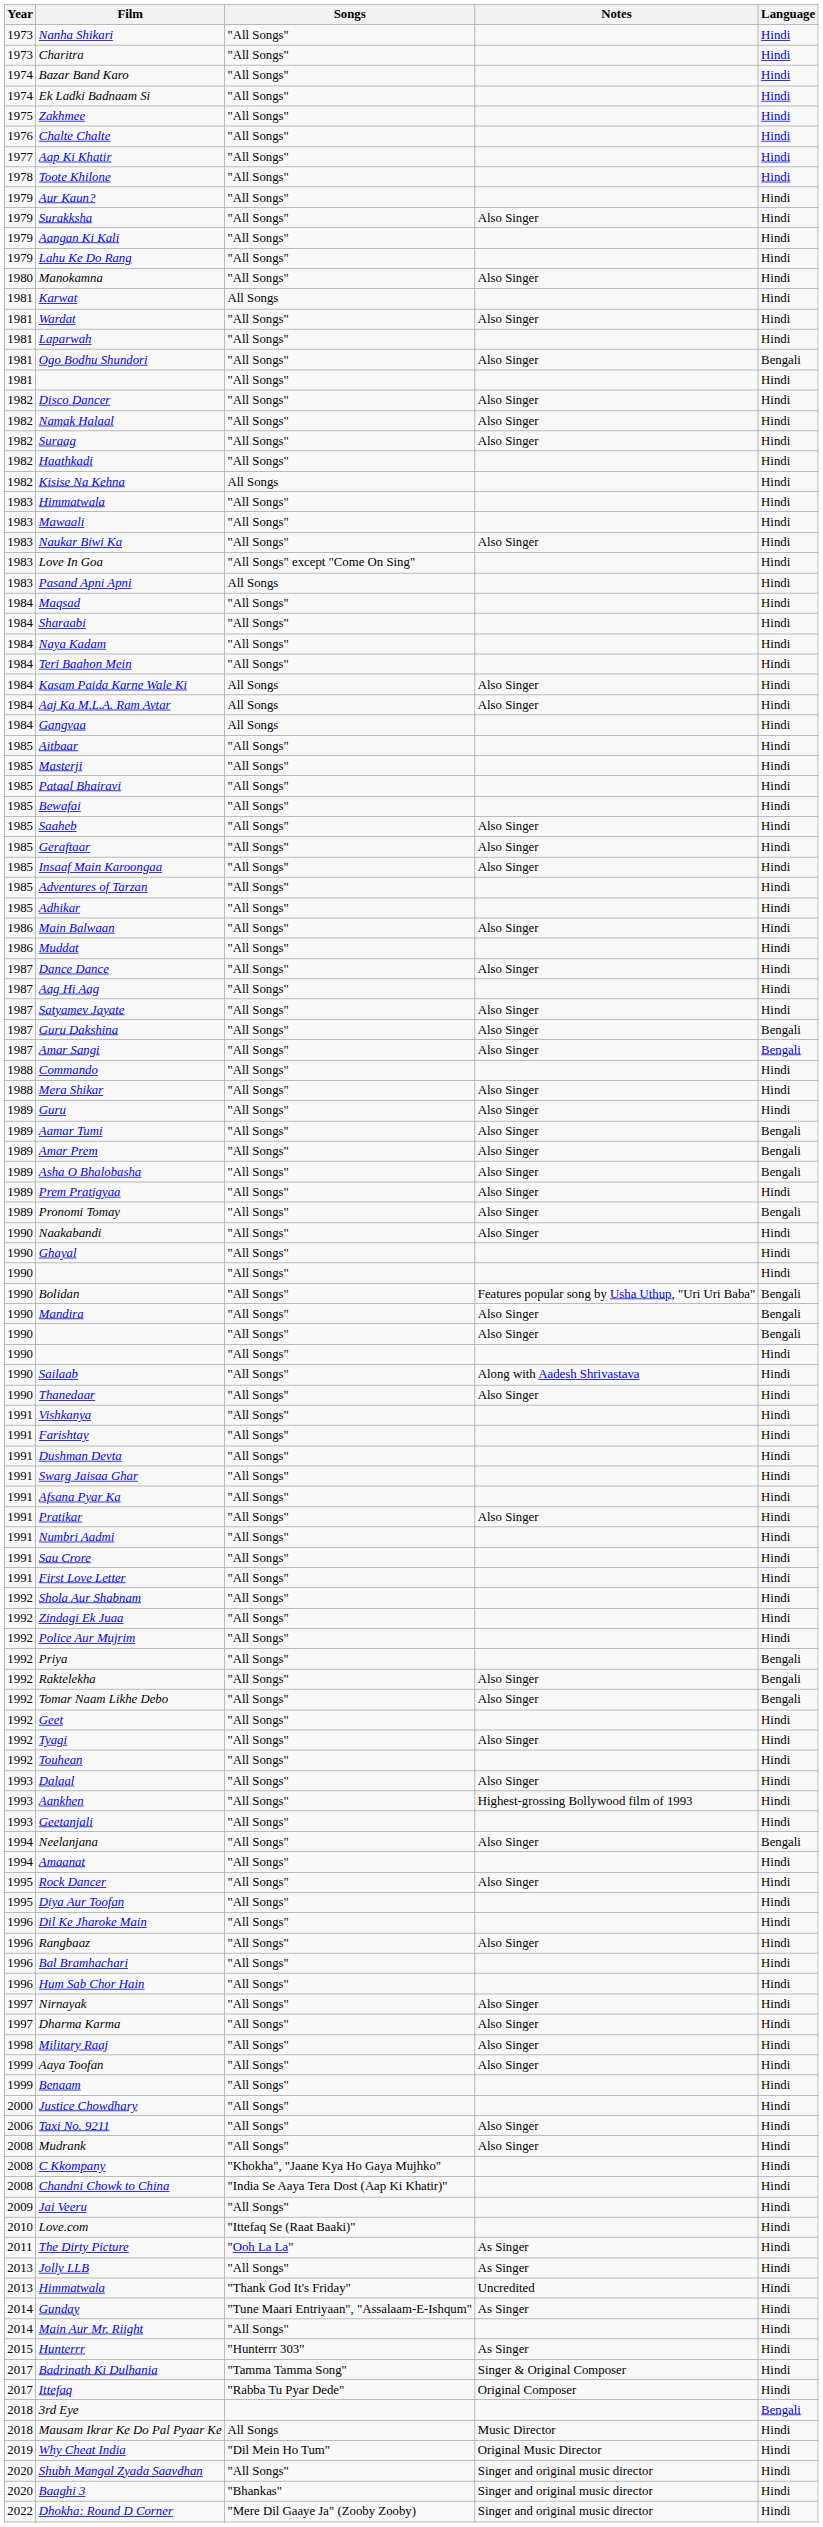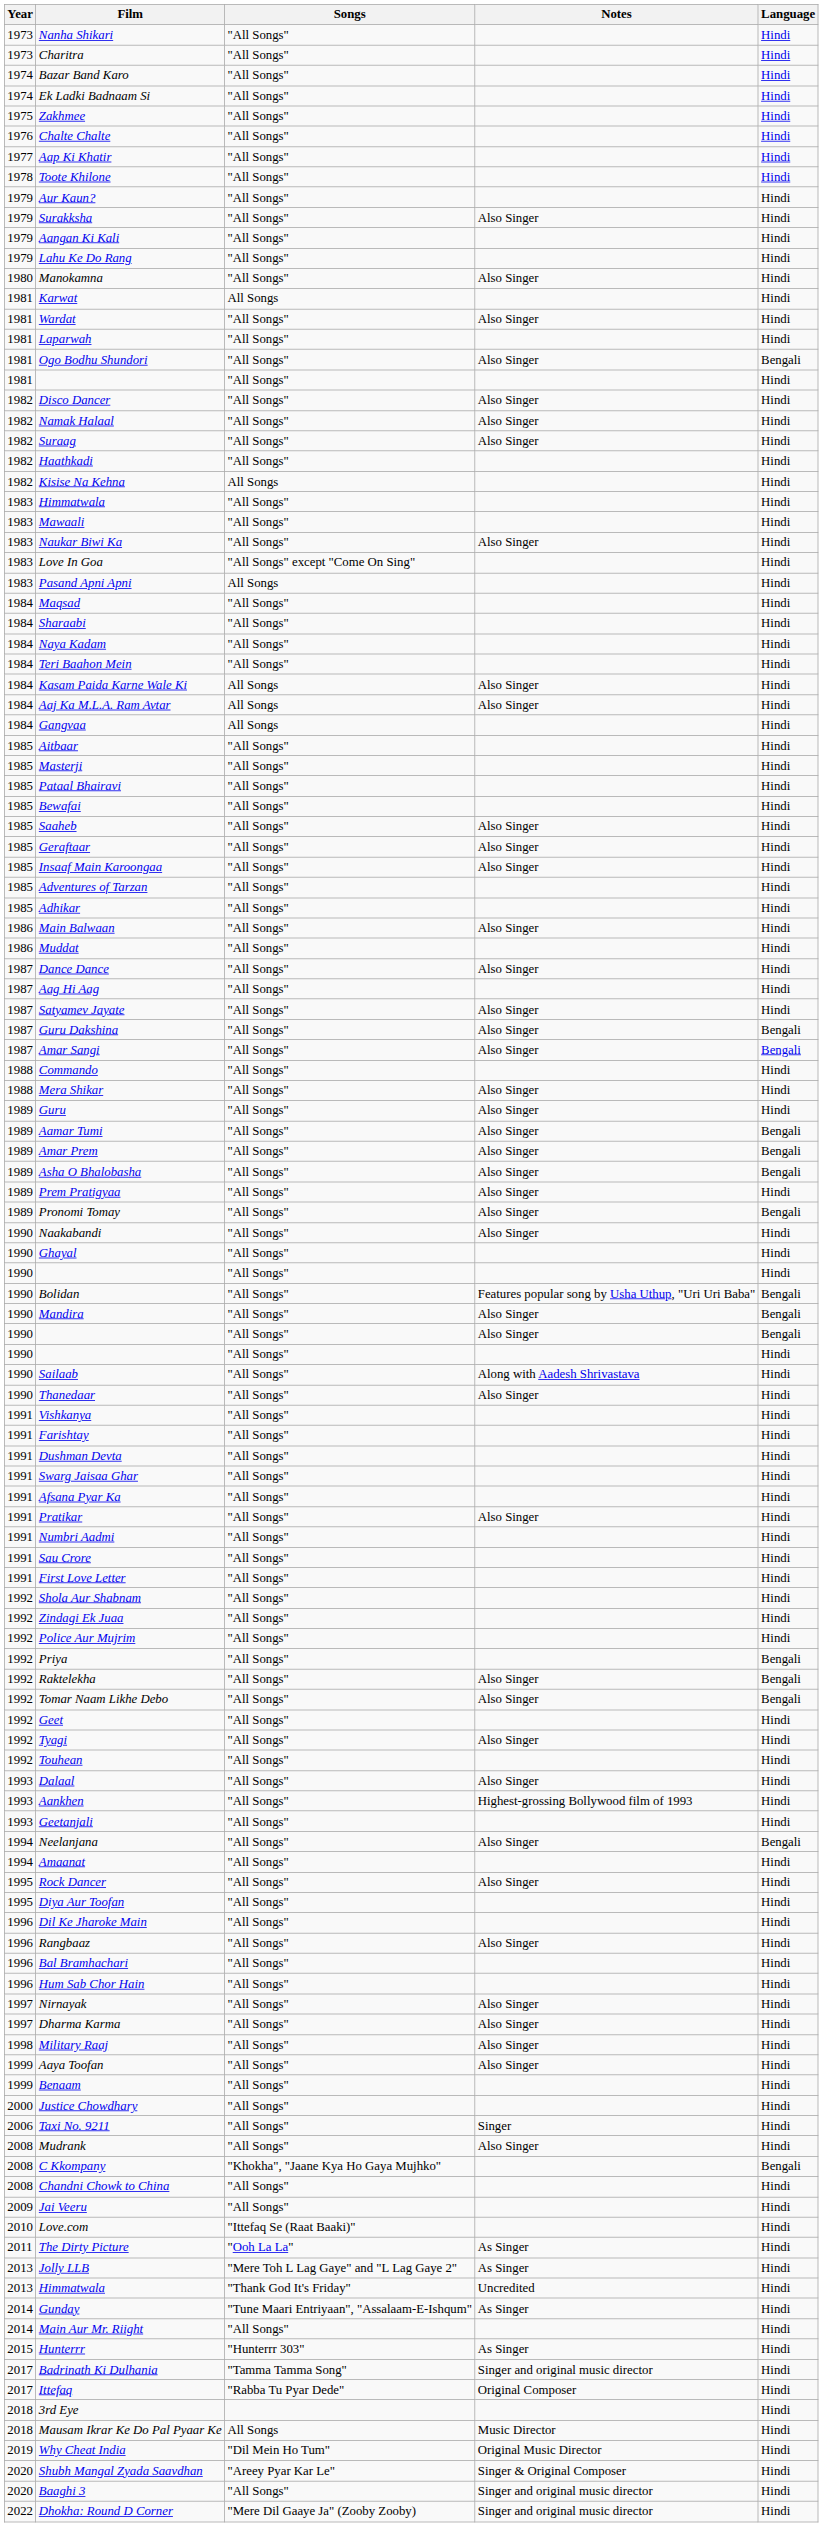(508, 2125) Also Singer -> (494, 2125) Singer
(776, 2166) Hindi -> (781, 2166) Bengali
(338, 2186) "India Se Aaya Tera Dost (Aap Ki Khatir)" -> (258, 2186) "All Songs"
(258, 2267) "All Songs" -> (342, 2267) "Mere Toh L Lag Gaye" and "L Lag Gaye 2"
(552, 2369) Singer & Original Composer -> (565, 2369) Singer and original music director
(781, 2410) Bengali -> (776, 2410) Hindi
(258, 2470) "All Songs" -> (281, 2470) "Areey Pyar Kar Le"
(565, 2470) Singer and original music director -> (552, 2470) Singer & Original Composer
(255, 2491) "Bhankas" -> (258, 2491) "All Songs"
